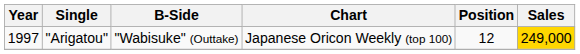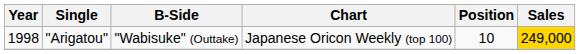(23, 37) 1997 -> (23, 37) 1998
(486, 37) 12 -> (486, 37) 10
